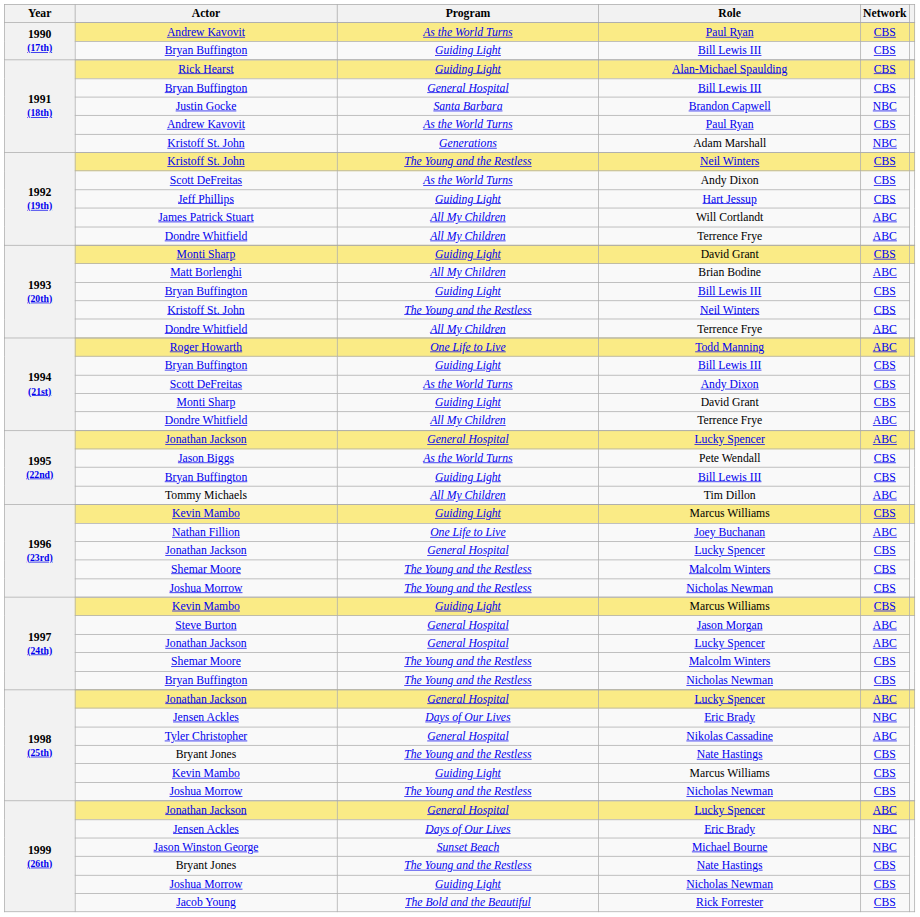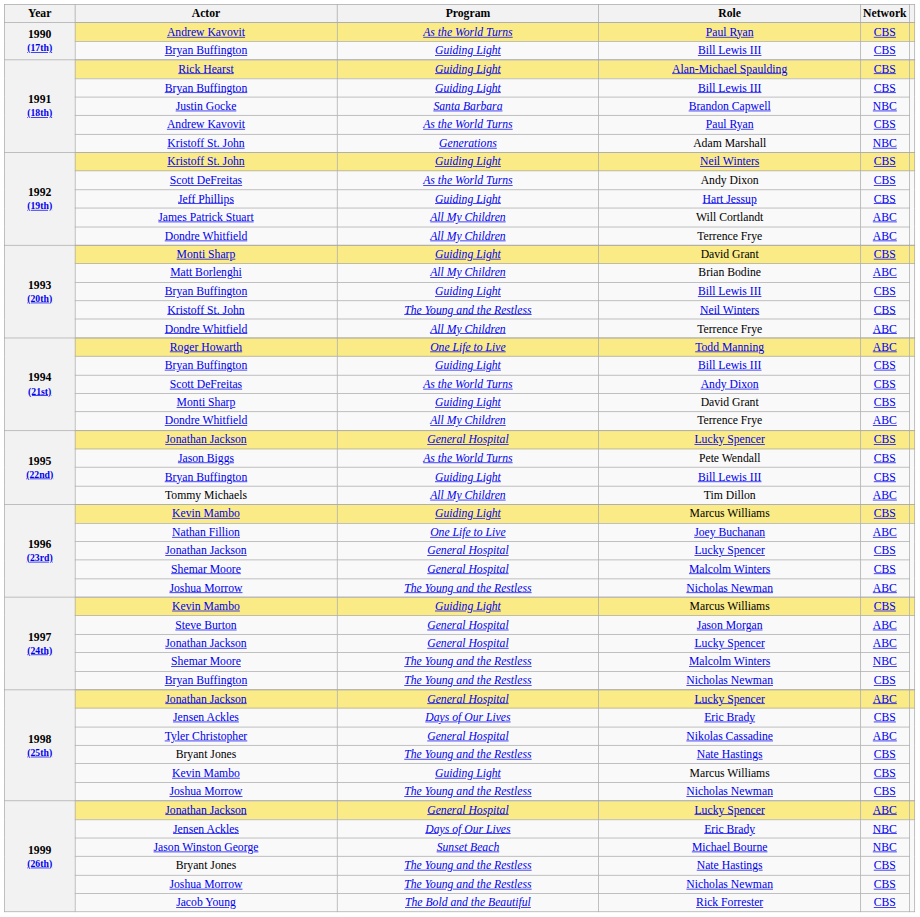(468, 87) General Hospital -> (468, 87) Guiding Light
(468, 161) The Young and the Restless -> (468, 161) Guiding Light
(885, 439) ABC -> (885, 439) CBS
(468, 569) The Young and the Restless -> (468, 569) General Hospital
(885, 587) CBS -> (885, 587) ABC
(885, 662) CBS -> (885, 662) NBC
(885, 717) NBC -> (885, 717) CBS
(468, 884) Guiding Light -> (468, 884) The Young and the Restless
